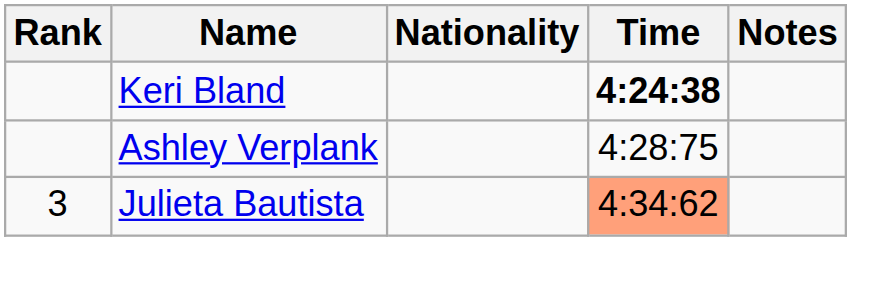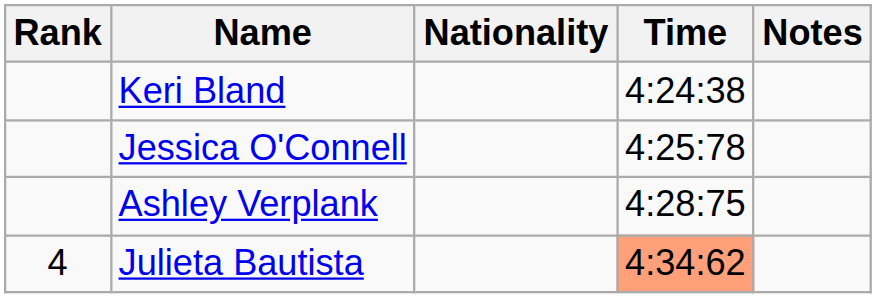(658, 90) bold -> (685, 90) normal
+ row: (263, 147)
(58, 205) 3 -> (58, 262) 4
